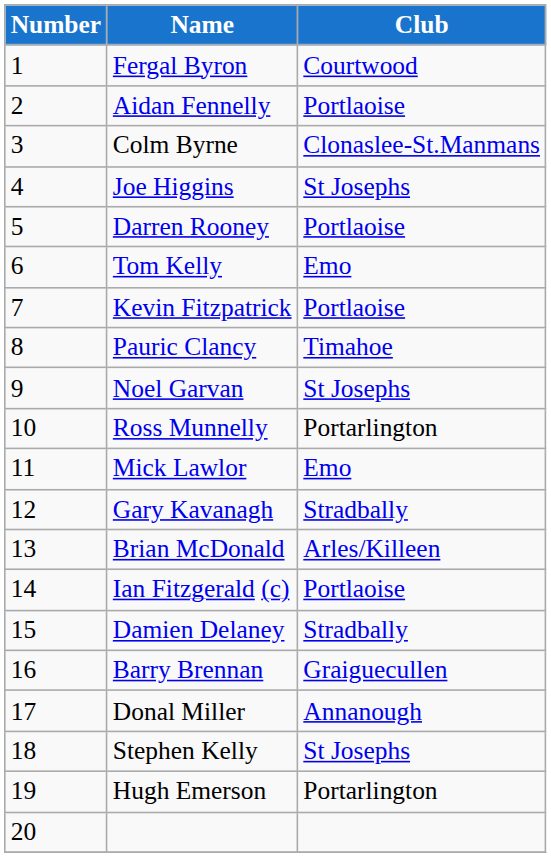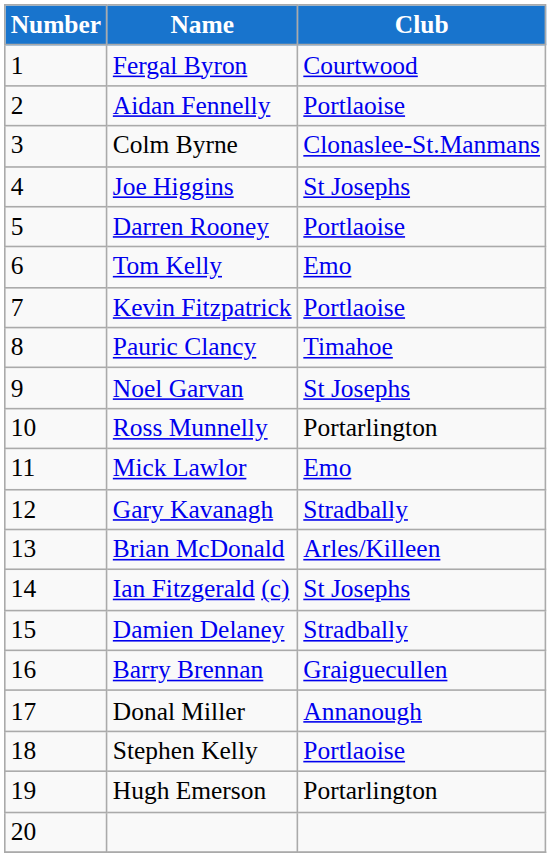(354, 589) Portlaoise -> (357, 589) St Josephs
(357, 750) St Josephs -> (354, 750) Portlaoise
